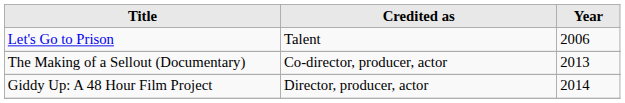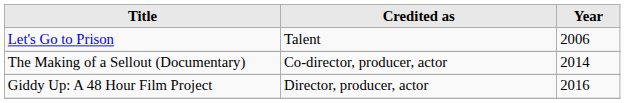(575, 62) 2013 -> (575, 62) 2014
(575, 86) 2014 -> (575, 86) 2016
